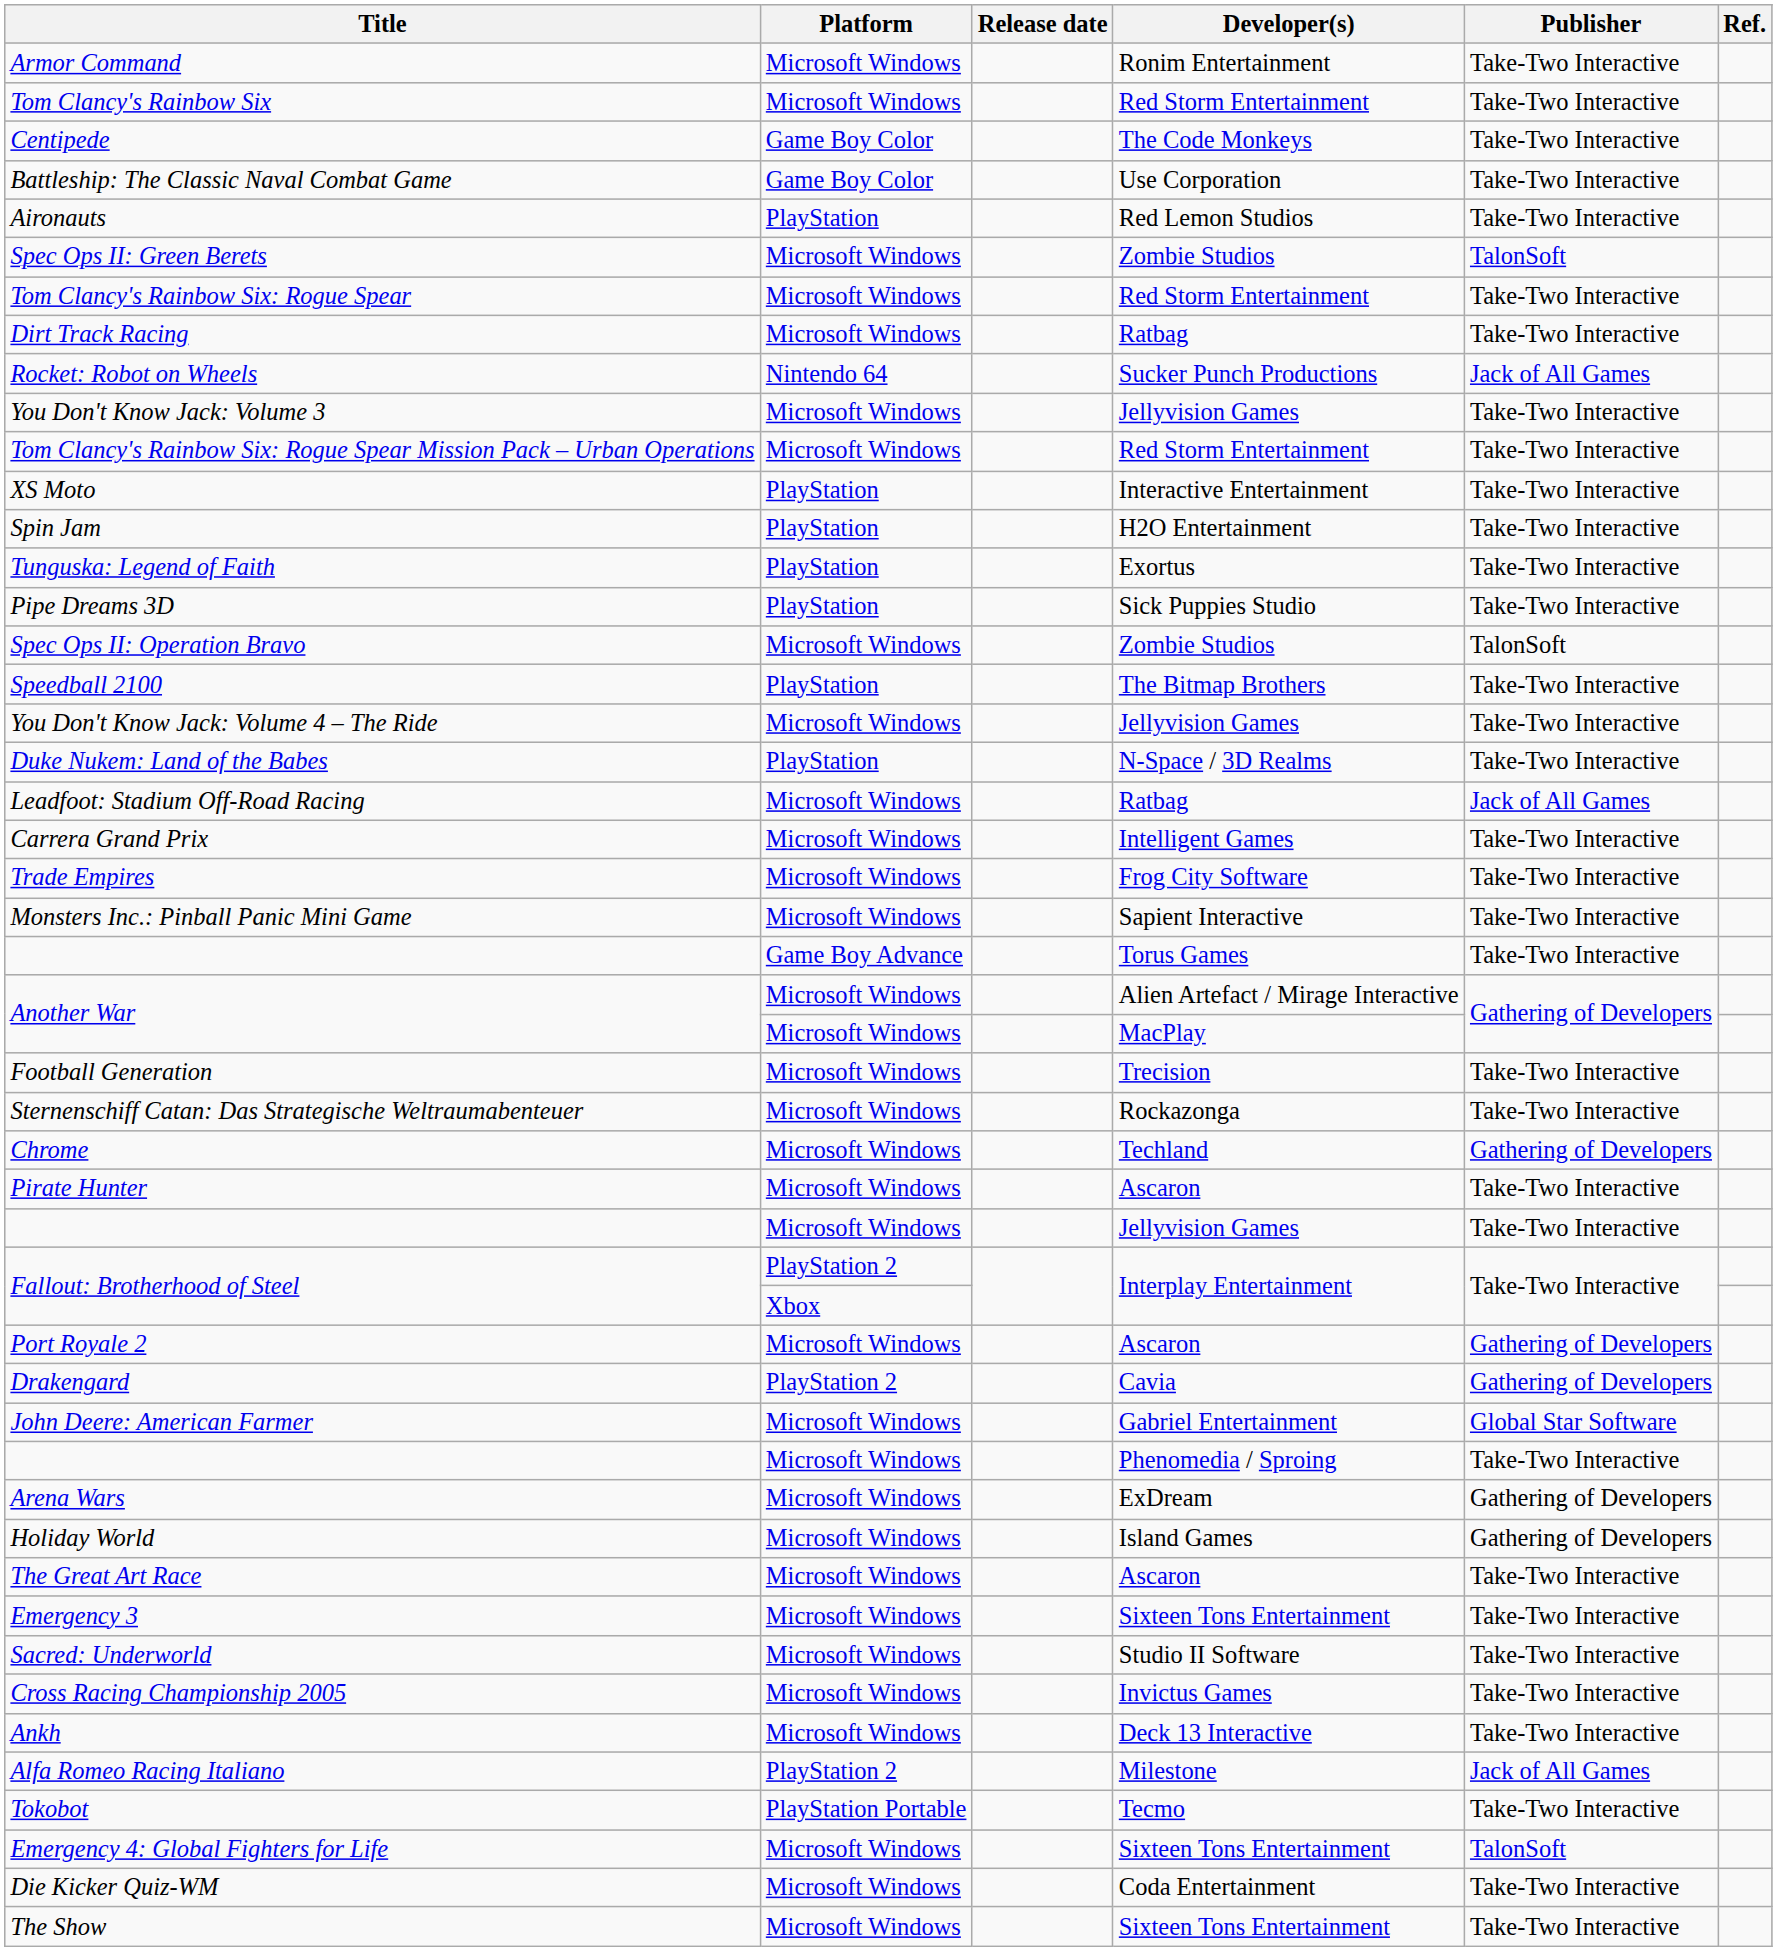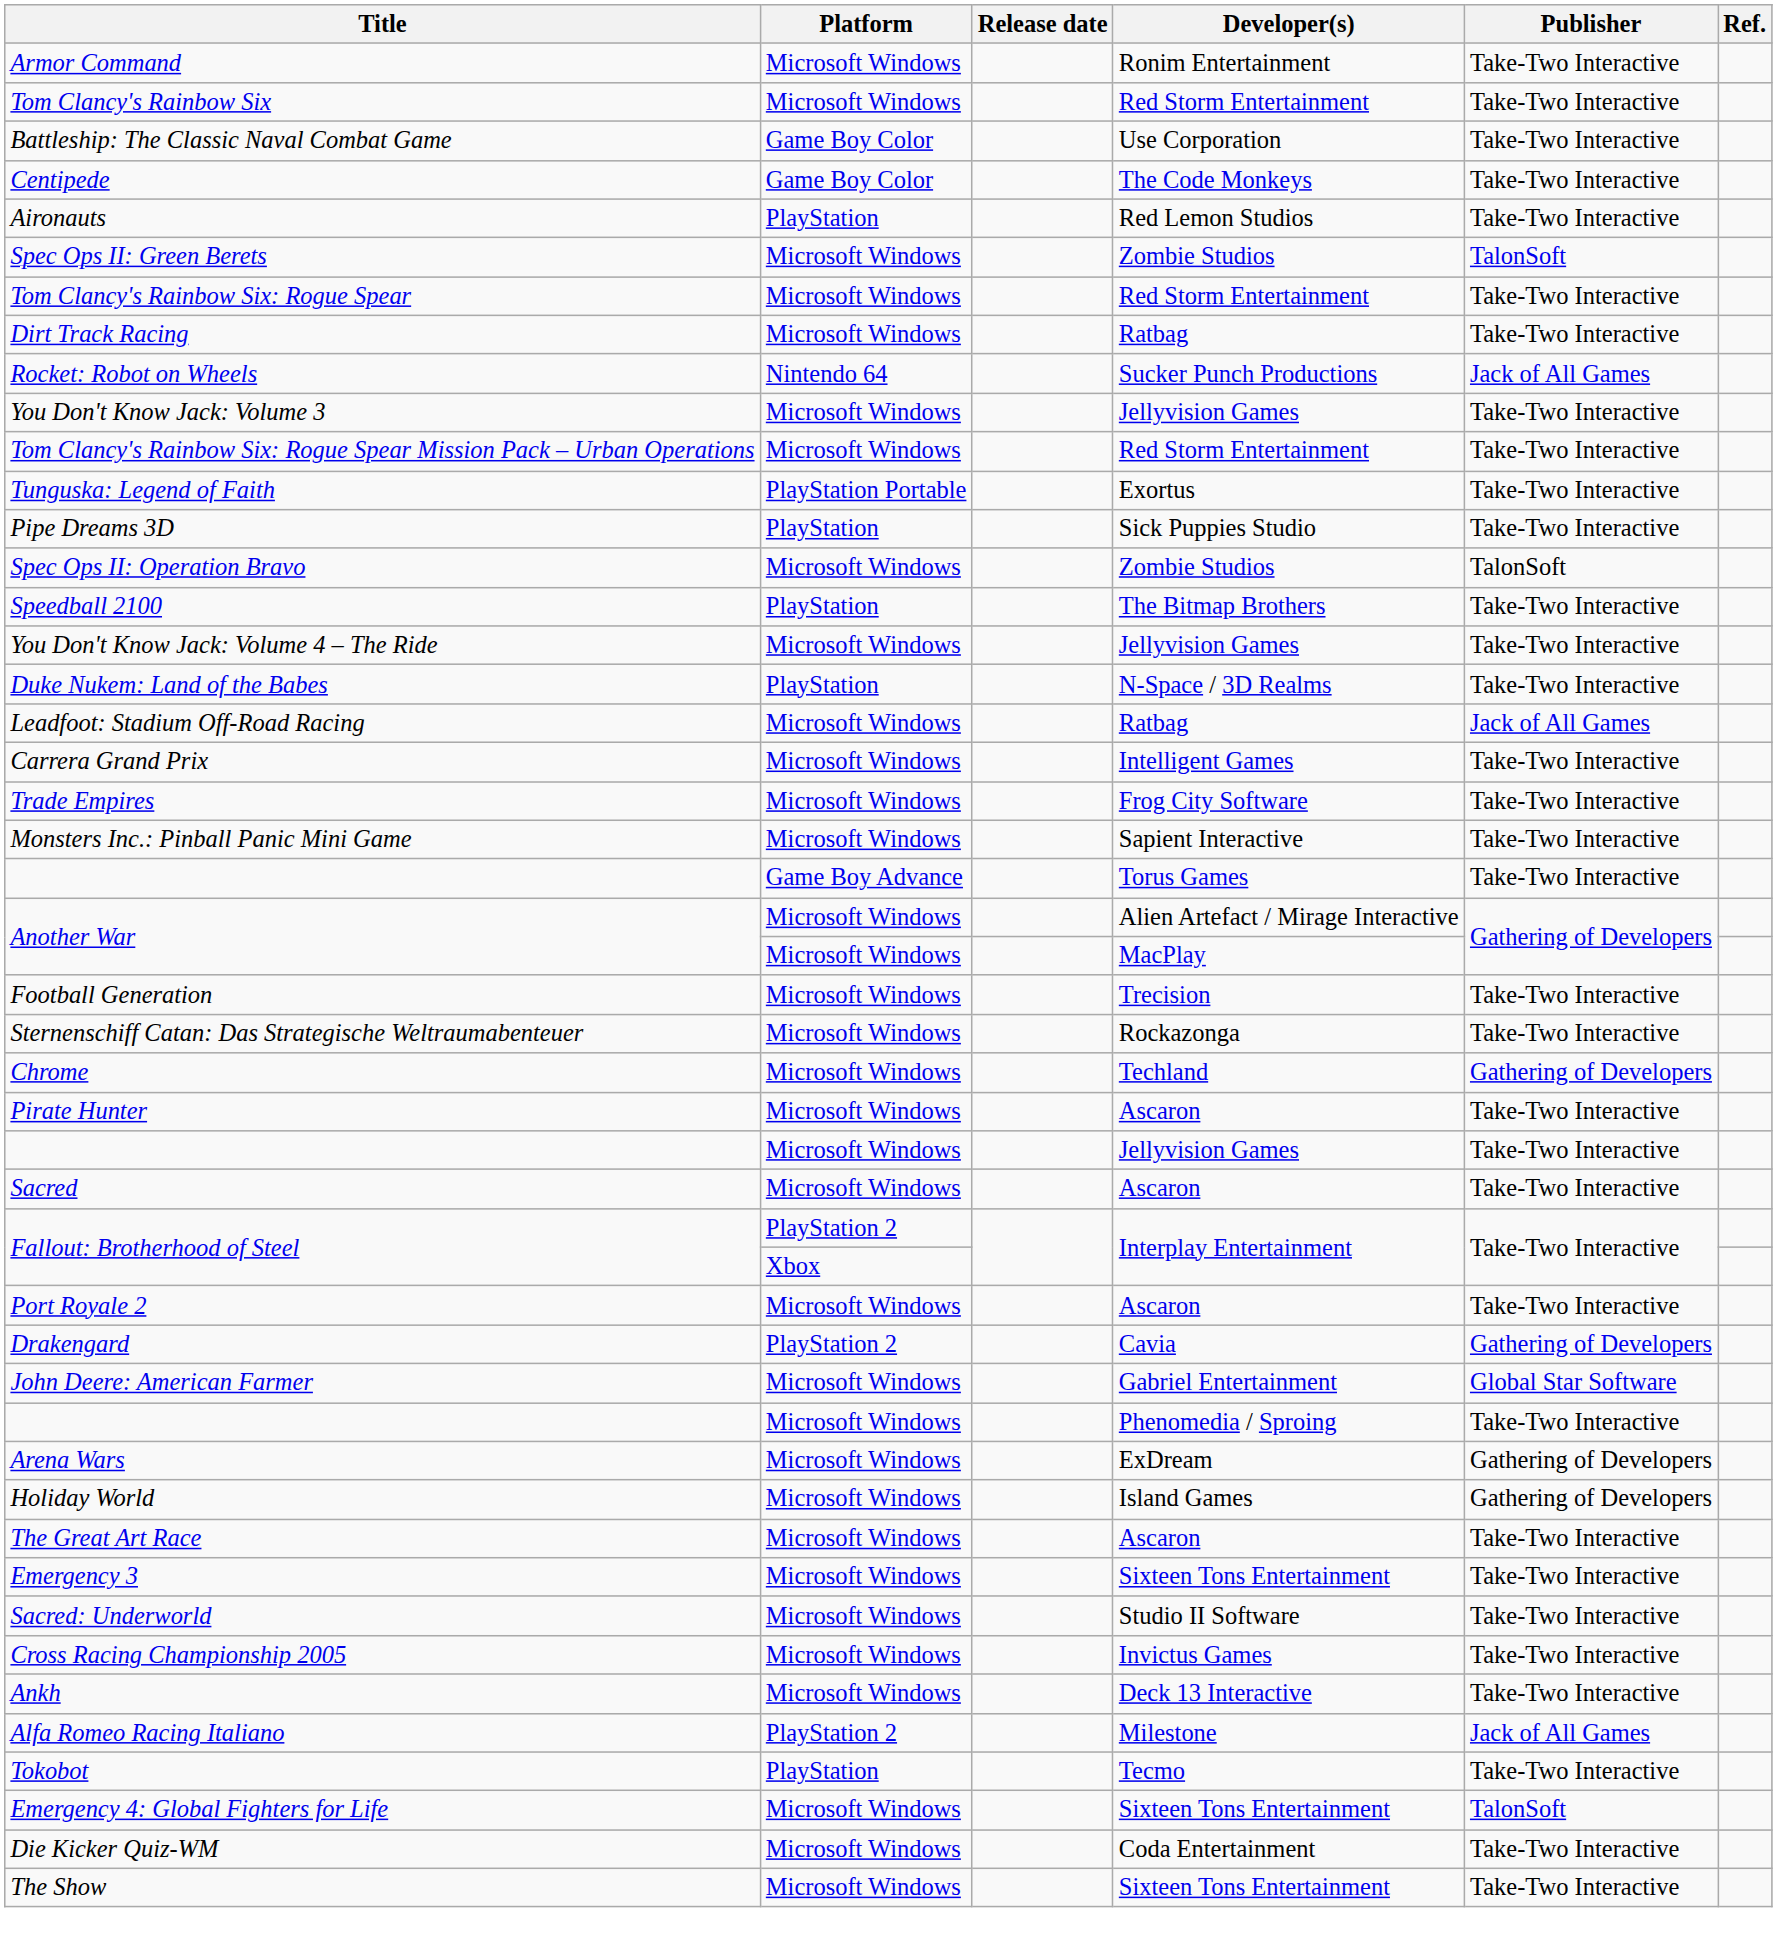rows swapped: (60, 140) <-> (231, 179)
- row: (53, 489)
- row: (56, 528)
(822, 567) PlayStation -> (866, 489) PlayStation Portable
+ row: (44, 1188)
(1591, 1343) Gathering of Developers -> (1575, 1305) Take-Two Interactive
(866, 1809) PlayStation Portable -> (822, 1770) PlayStation
